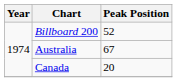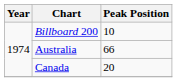(109, 31) 52 -> (109, 31) 10
(109, 49) 67 -> (109, 49) 66
